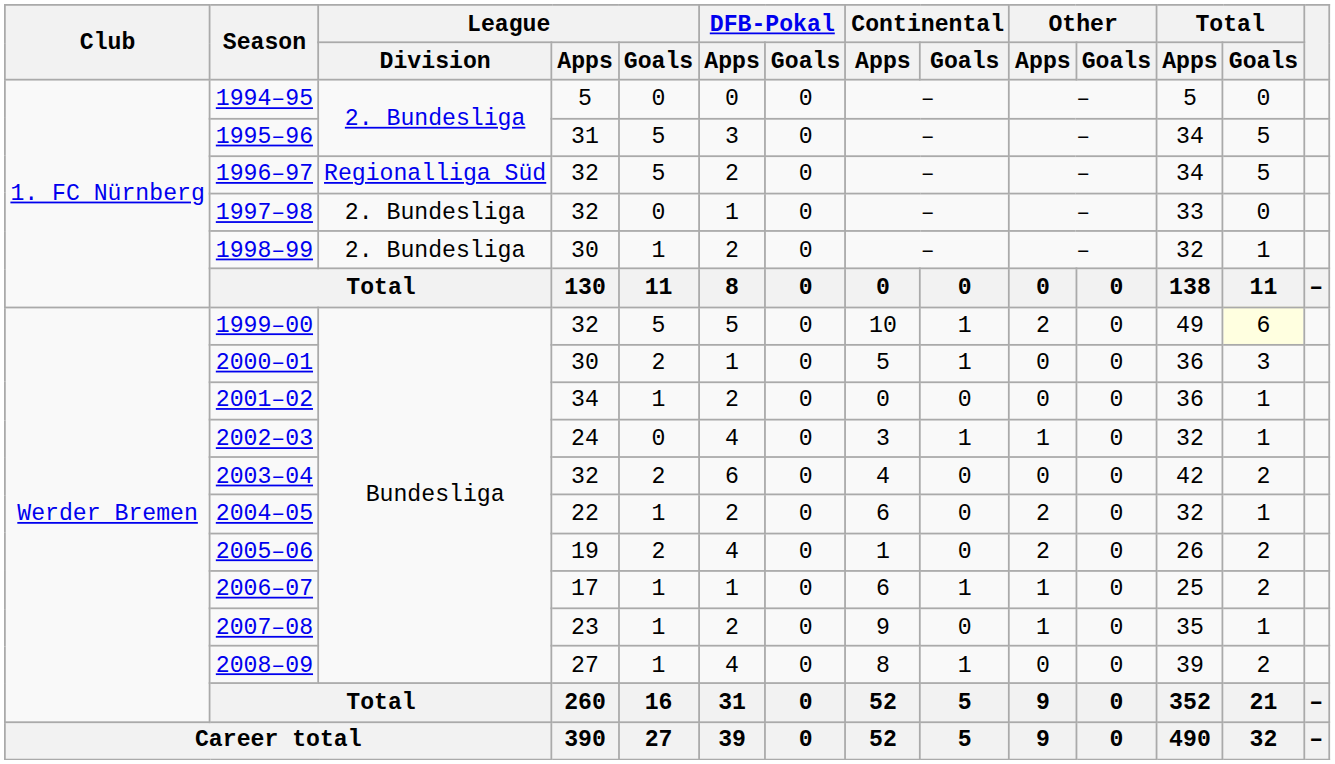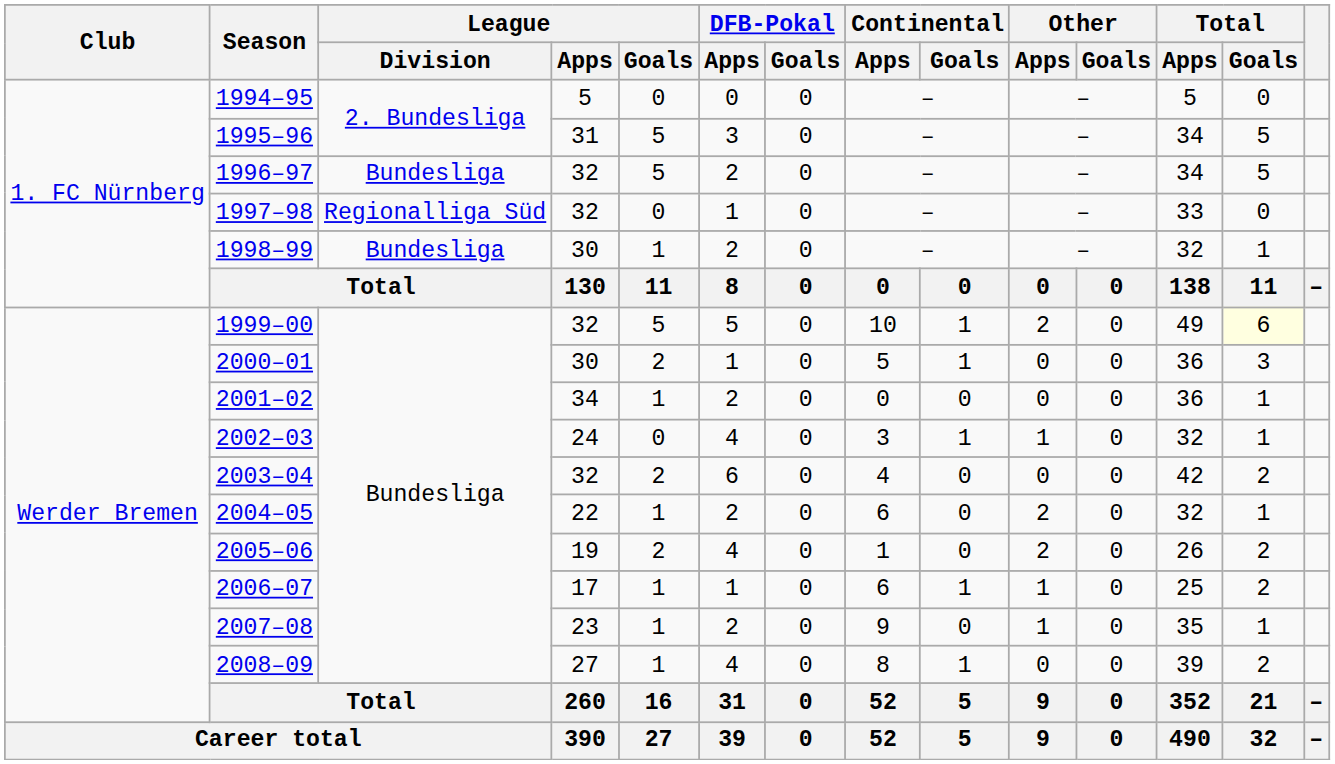(435, 175) Regionalliga Süd -> (435, 175) Bundesliga
(435, 212) 2. Bundesliga -> (435, 212) Regionalliga Süd
(435, 250) 2. Bundesliga -> (435, 250) Bundesliga
